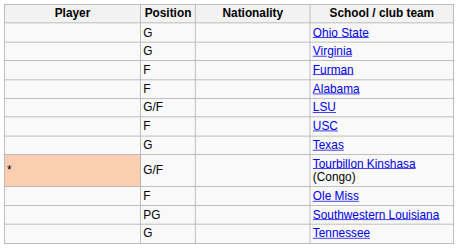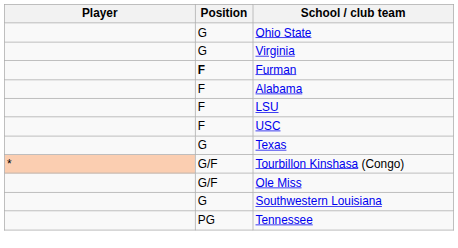- column: (253, 13)
(147, 70) normal -> (201, 70) bold
(153, 107) G/F -> (201, 107) F
(147, 196) F -> (208, 182) G/F
(152, 214) PG -> (202, 201) G
(148, 233) G -> (206, 220) PG
